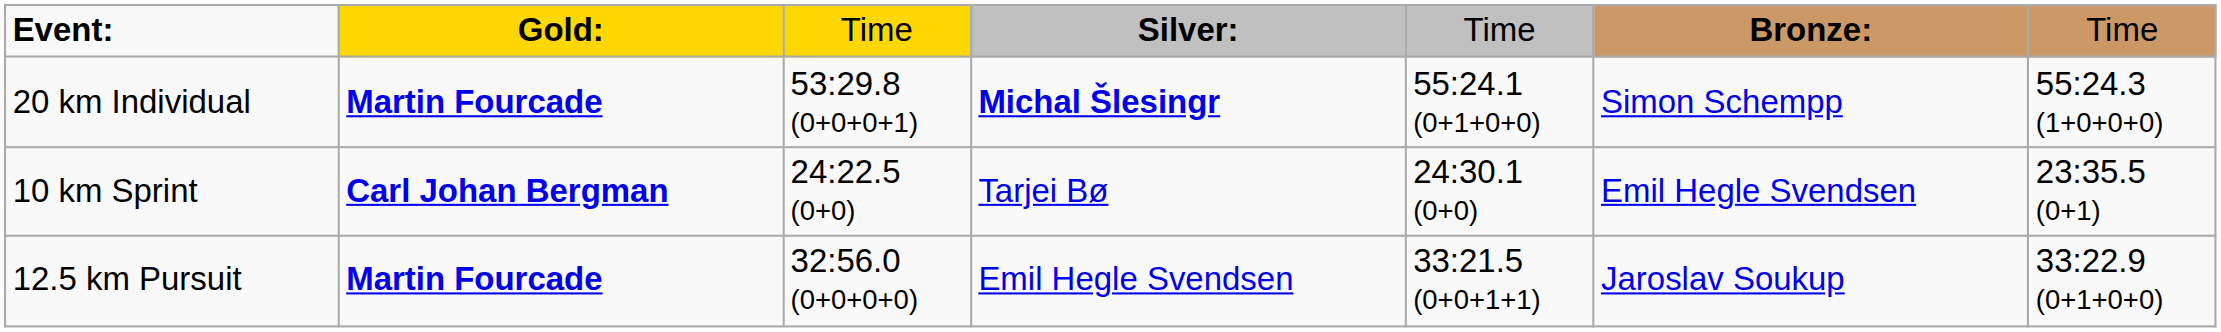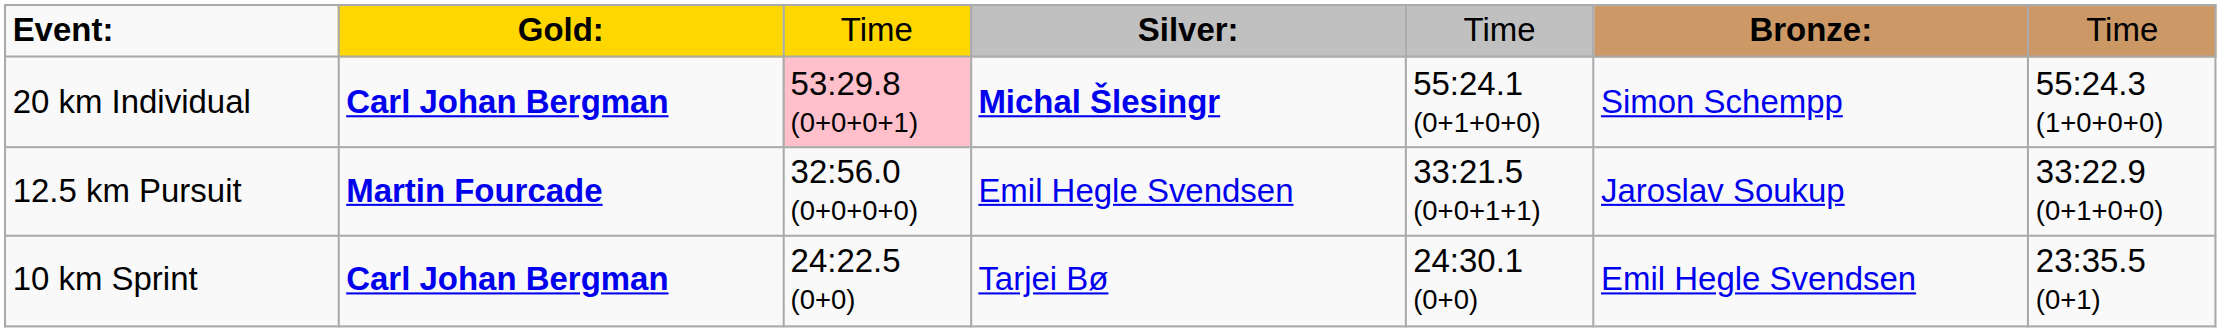(474, 101) Martin Fourcade -> (507, 101) Carl Johan Bergman
(854, 101) no background -> (854, 101) pink background
rows swapped: (105, 190) <-> (127, 280)
